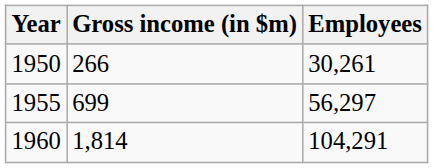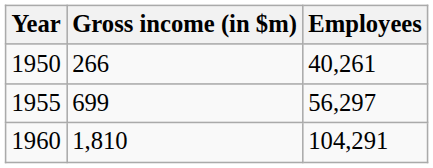(342, 63) 30,261 -> (342, 63) 40,261
(100, 141) 1,814 -> (100, 141) 1,810
